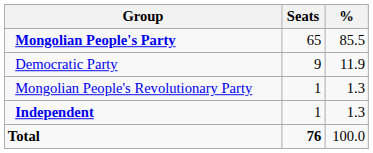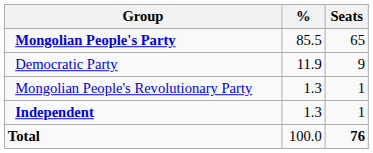columns swapped: (303, 16) <-> (346, 16)
